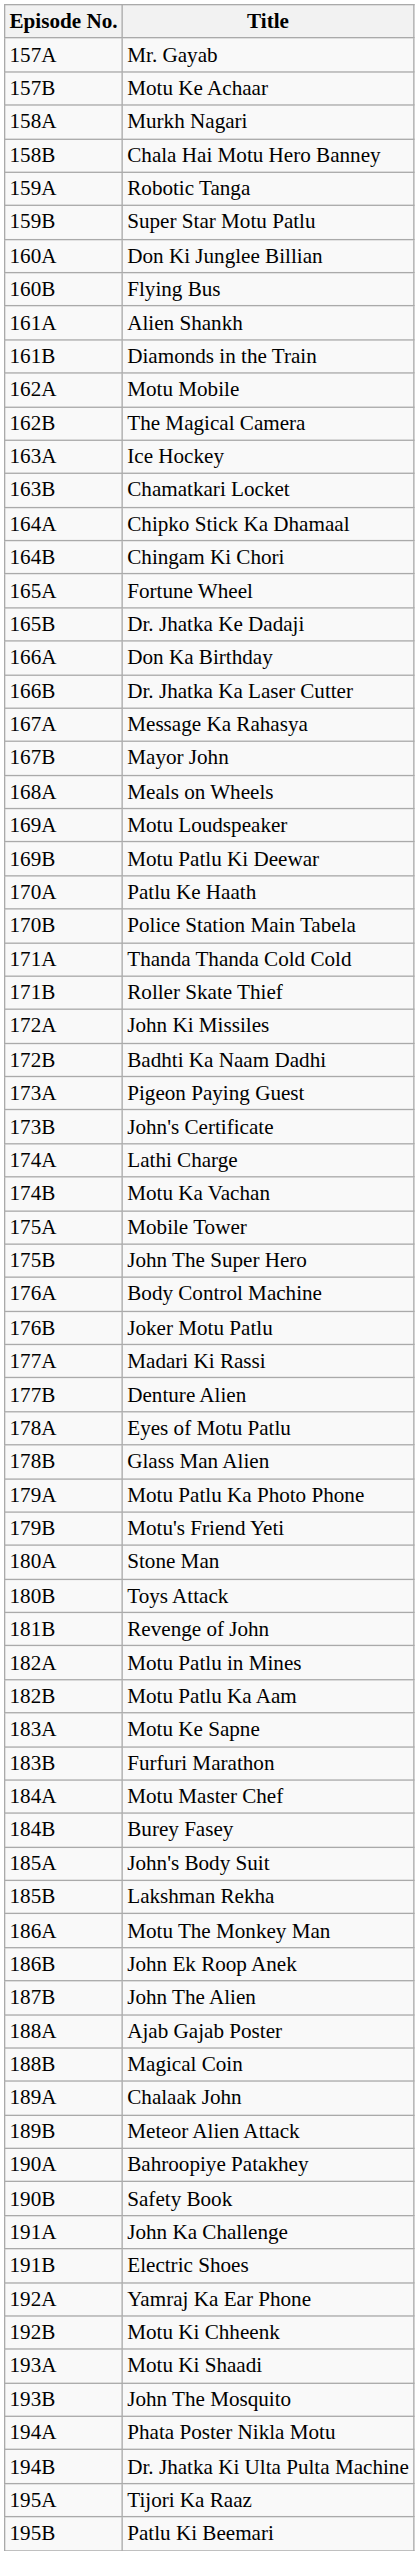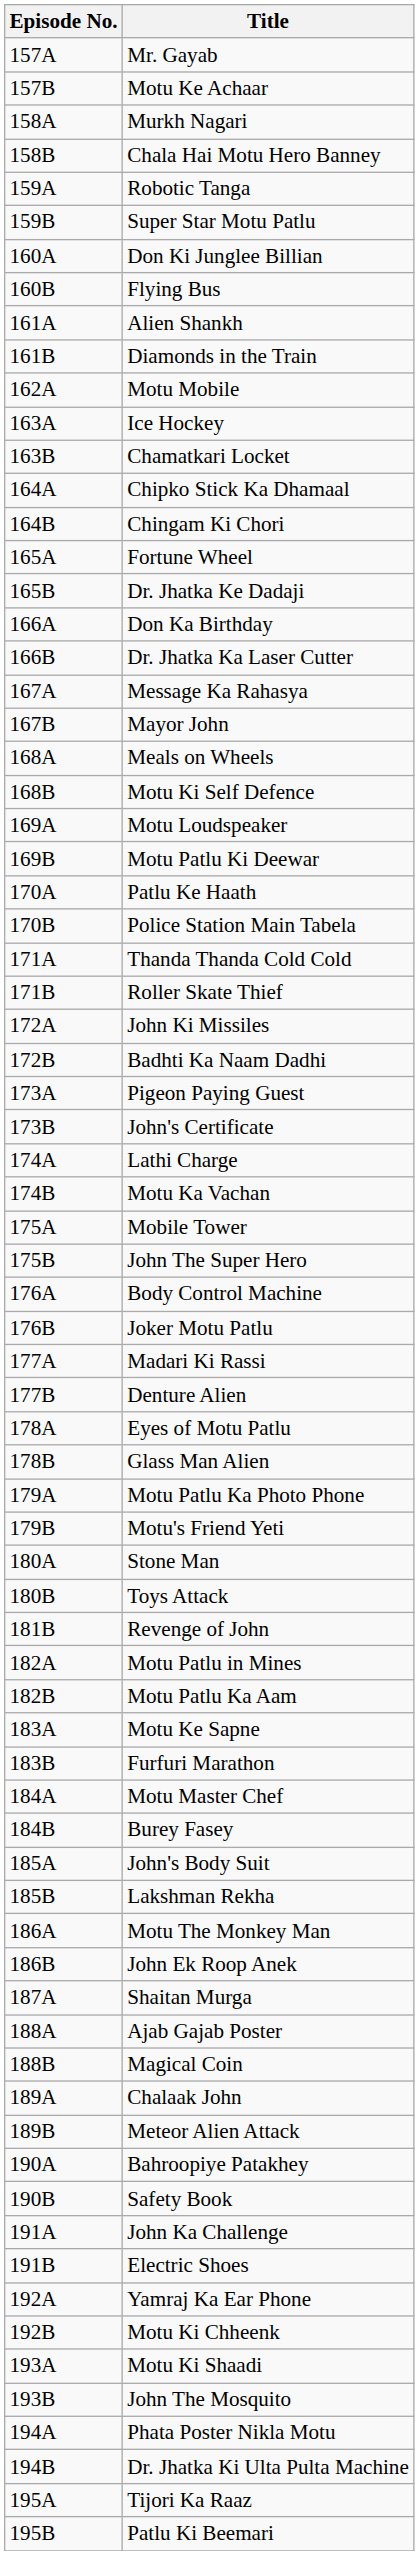- row: (216, 423)
+ row: (221, 791)
+ row: (190, 1997)
- row: (192, 1997)
